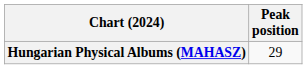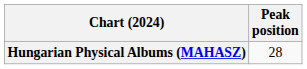(275, 52) 29 -> (275, 52) 28
